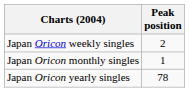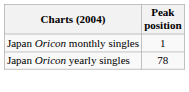- row: (71, 43)
